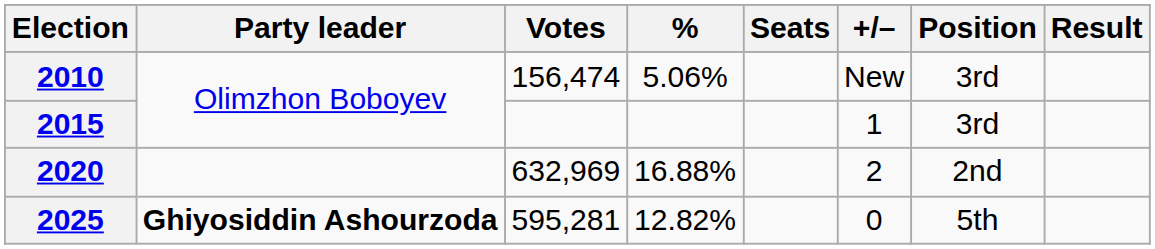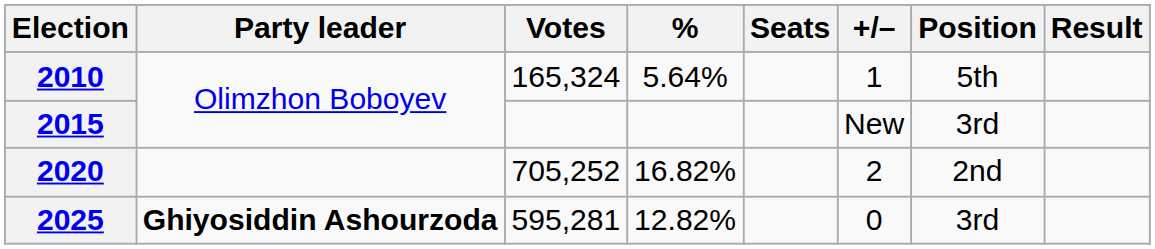(566, 76) 156,474 -> (566, 76) 165,324
(685, 76) 5.06% -> (685, 76) 5.64%
(874, 76) New -> (874, 76) 1
(977, 76) 3rd -> (977, 76) 5th
(874, 123) 1 -> (874, 123) New
(566, 171) 632,969 -> (566, 171) 705,252
(685, 171) 16.88% -> (685, 171) 16.82%
(977, 219) 5th -> (977, 219) 3rd
